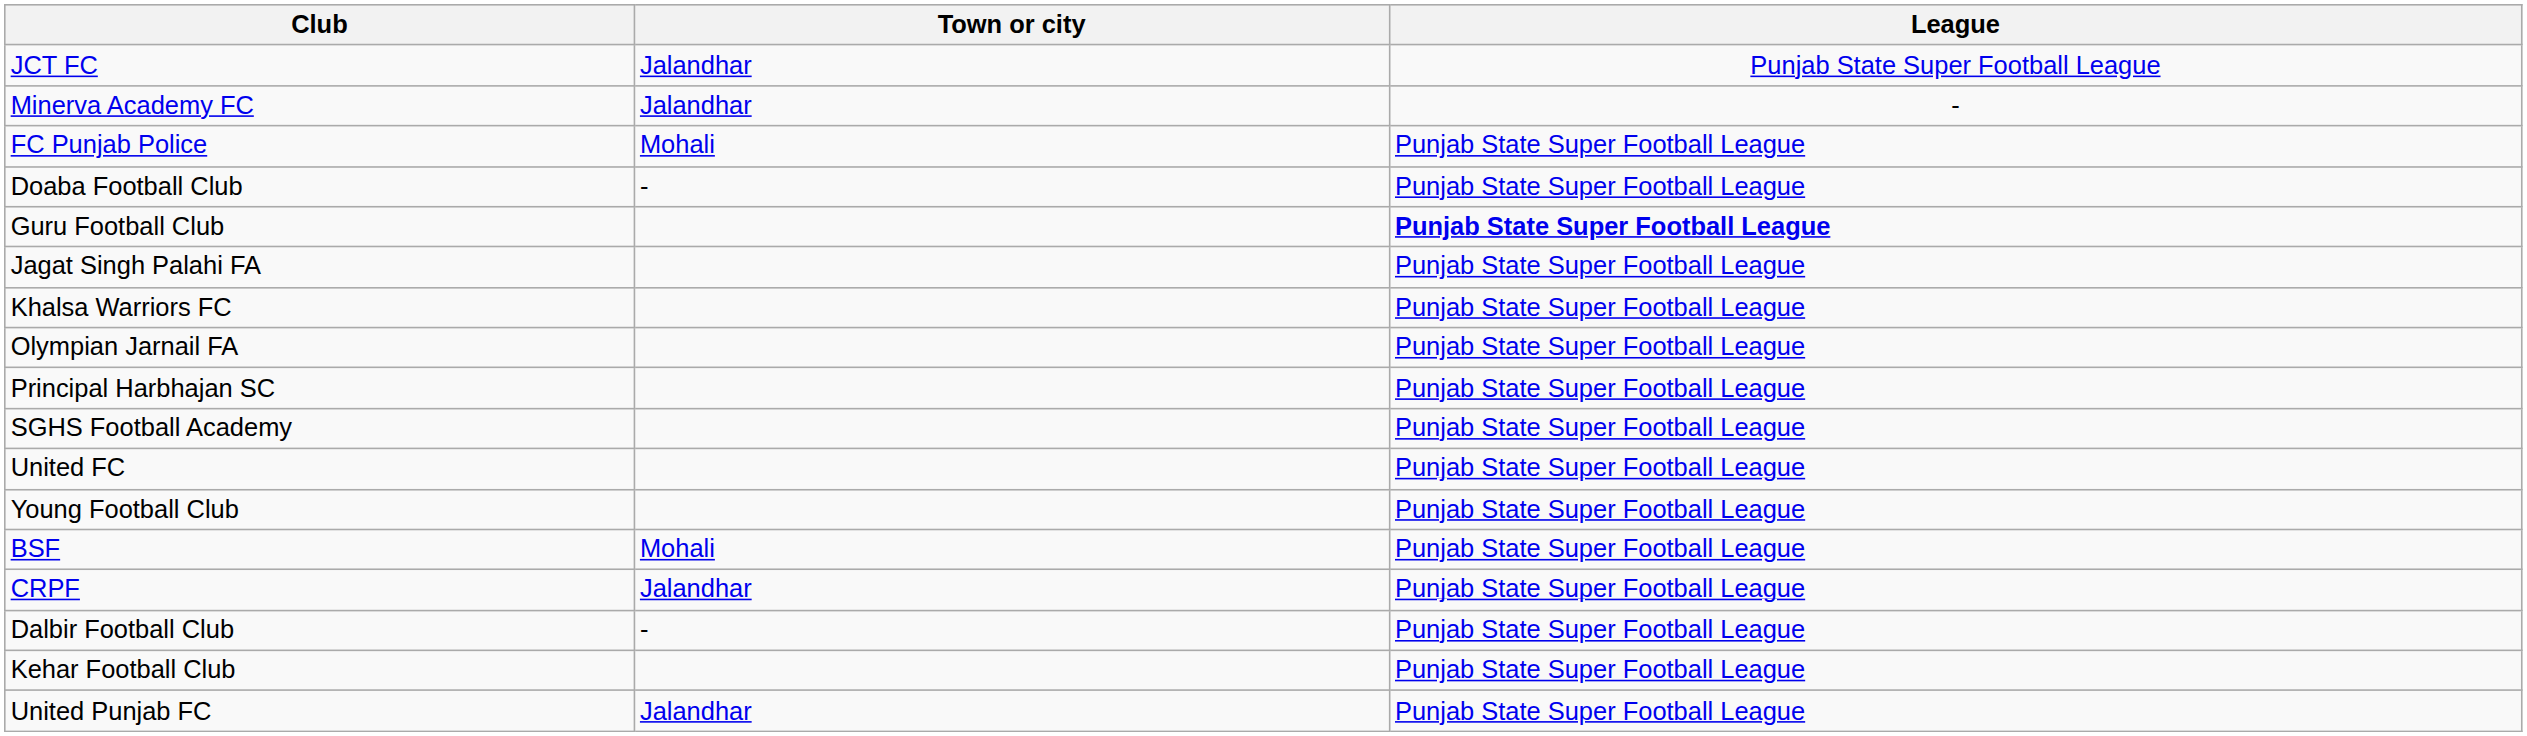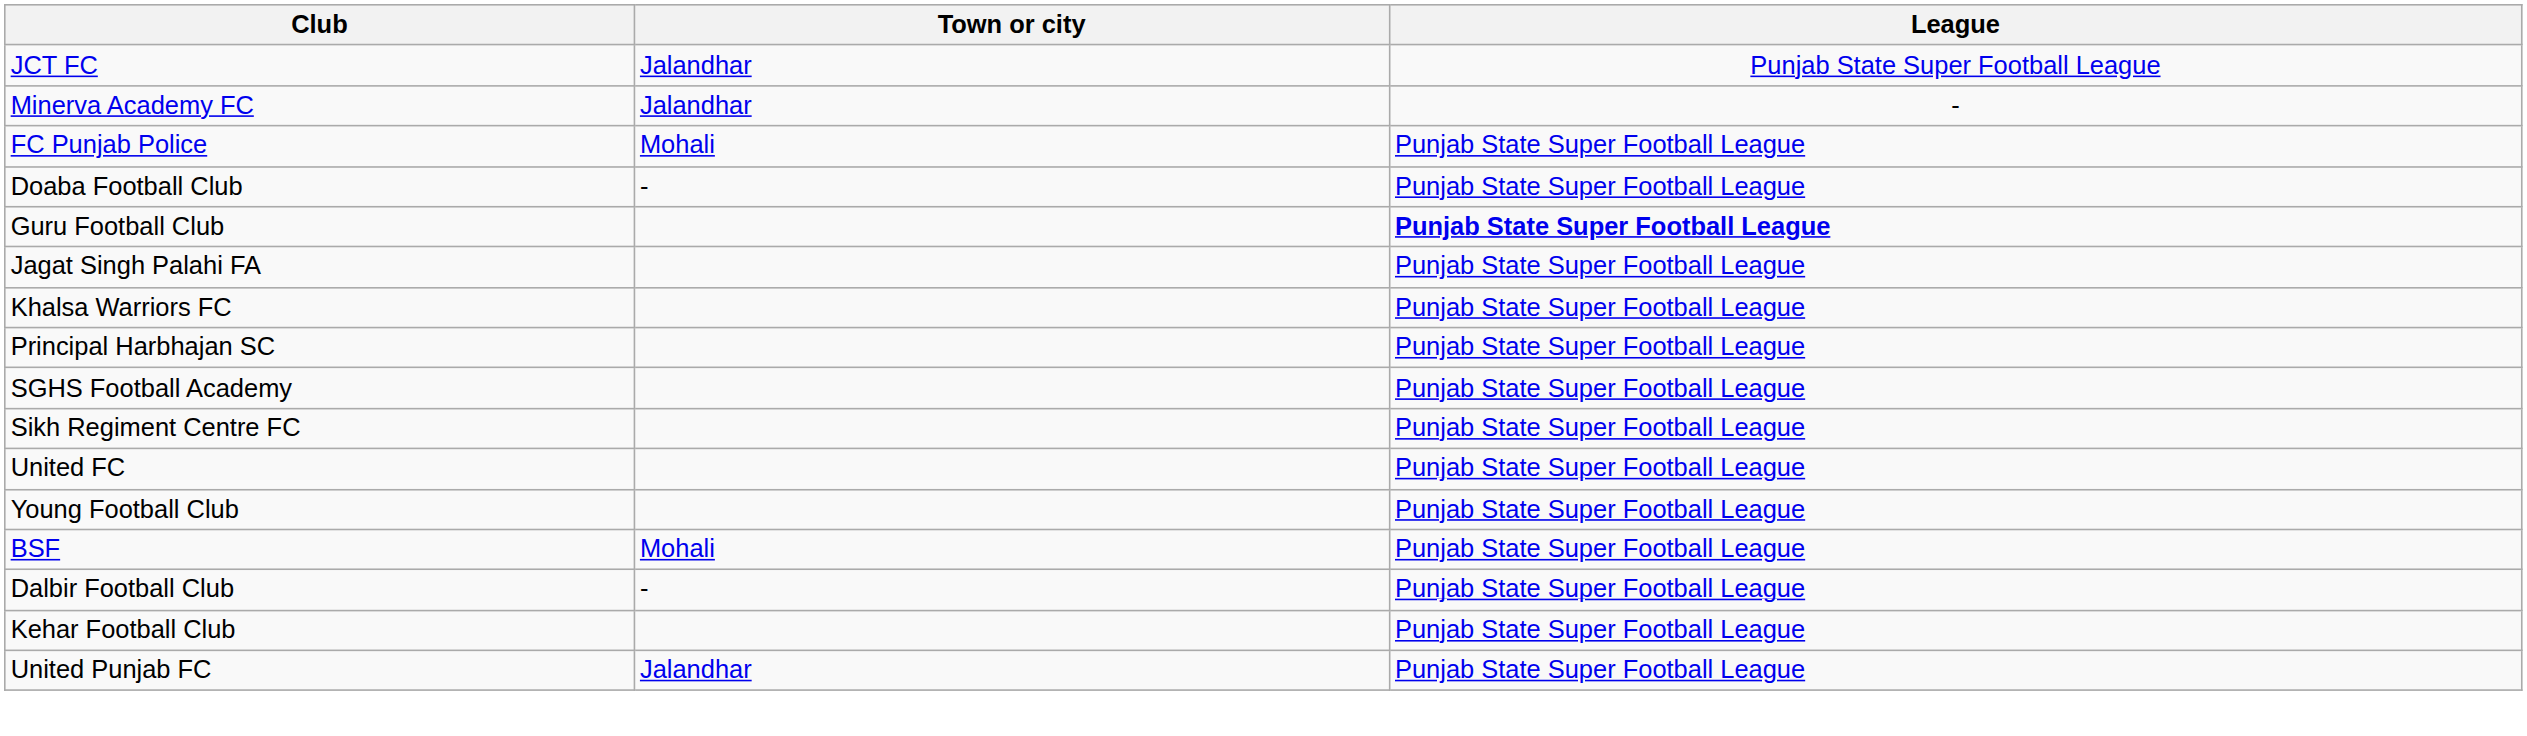- row: (124, 347)
+ row: (156, 428)
- row: (45, 589)
